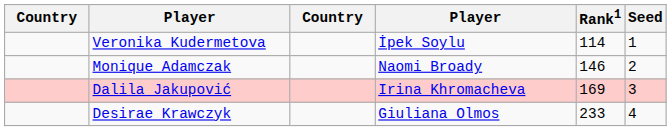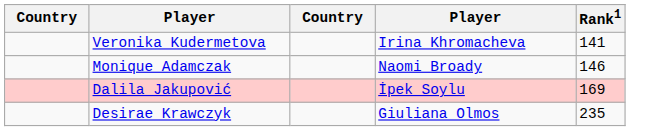- column: (645, 18)
(422, 44) İpek Soylu -> (452, 44) Irina Khromacheva
(592, 44) 114 -> (592, 44) 141
(452, 91) Irina Khromacheva -> (422, 91) İpek Soylu
(592, 114) 233 -> (592, 114) 235
